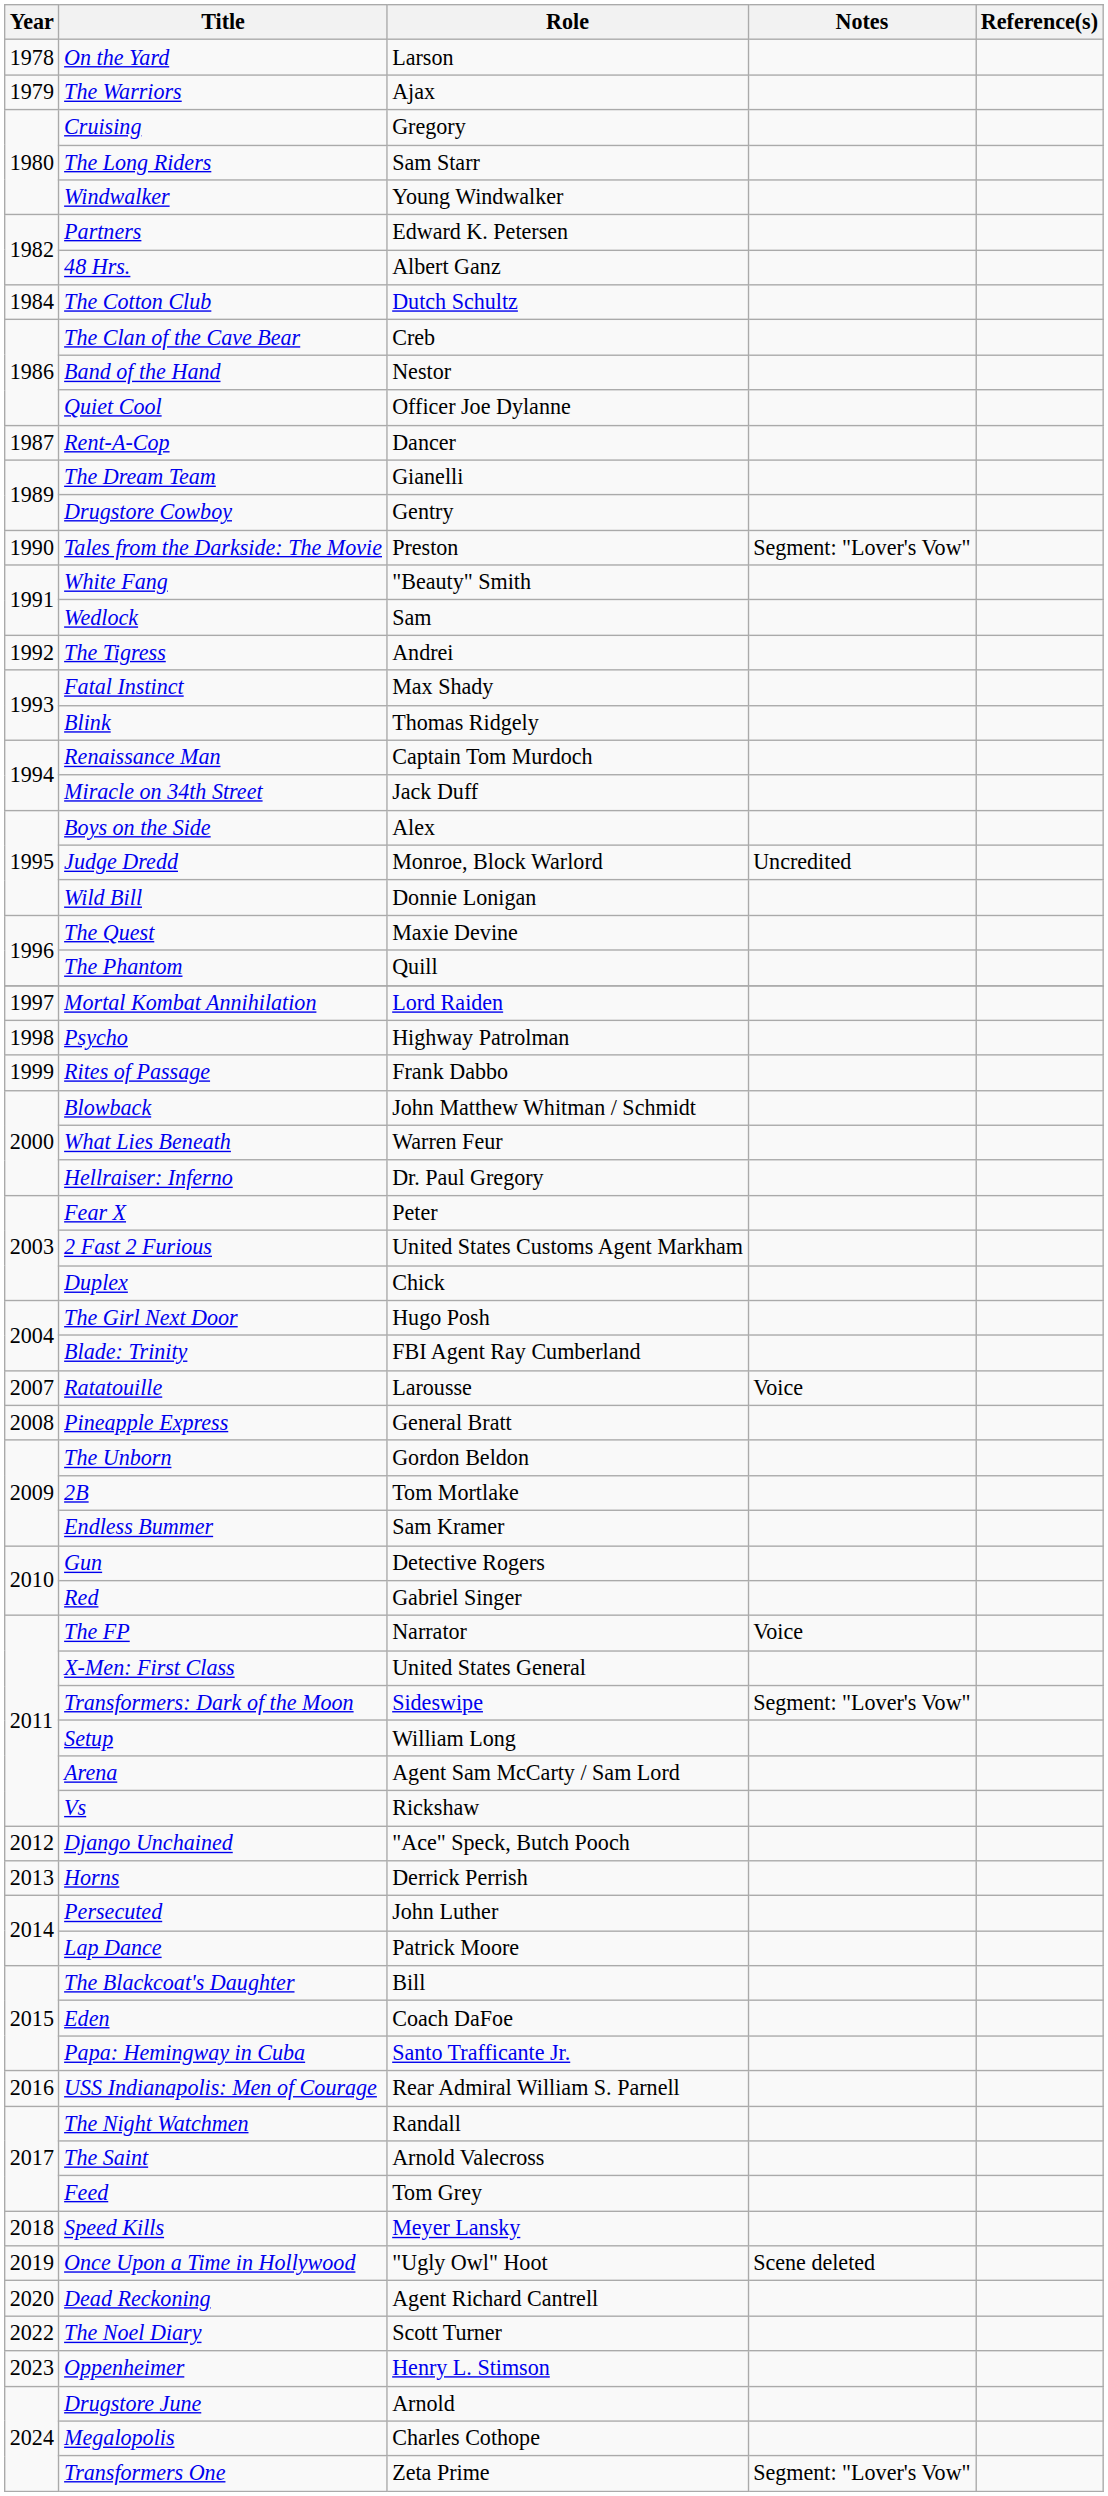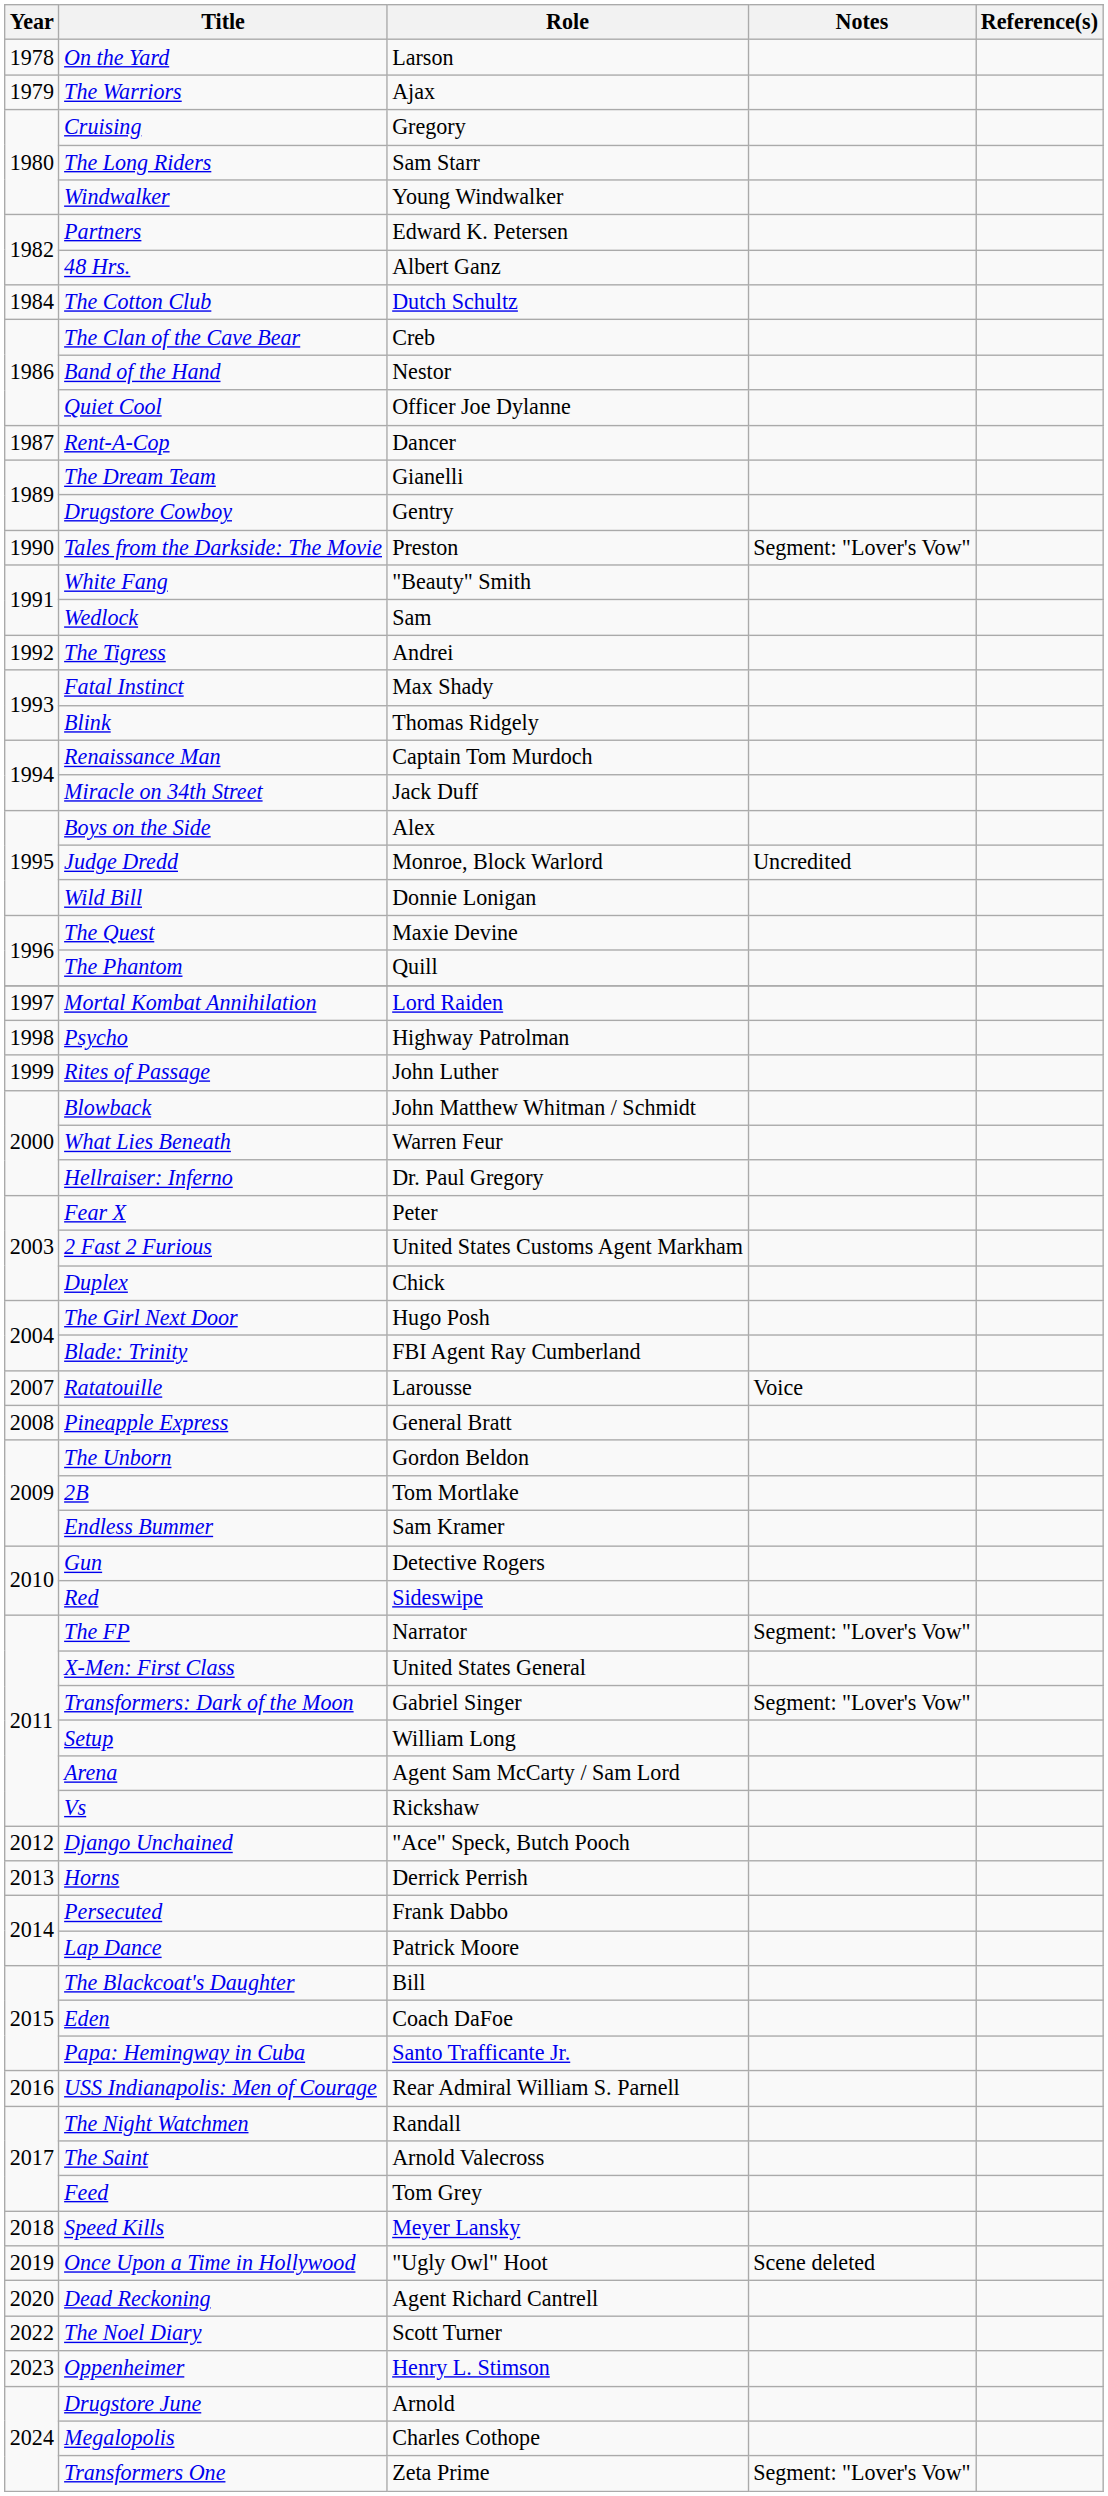(450, 1072) Frank Dabbo -> (445, 1072) John Luther
(457, 1597) Gabriel Singer -> (438, 1597) Sideswipe
(778, 1632) Voice -> (862, 1632) Segment: "Lover's Vow"
(438, 1702) Sideswipe -> (457, 1702) Gabriel Singer
(445, 1912) John Luther -> (450, 1912) Frank Dabbo
